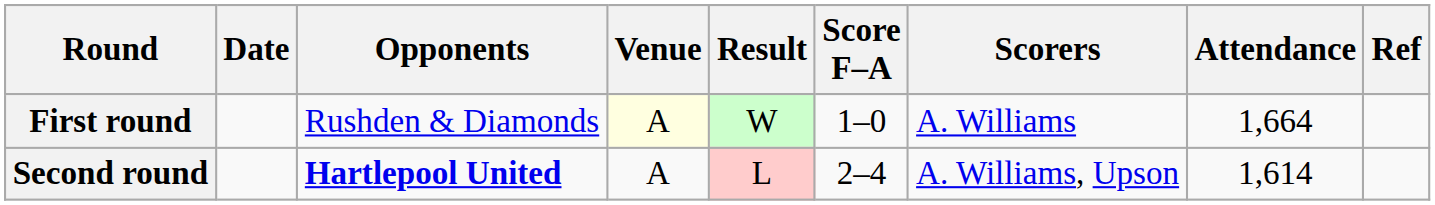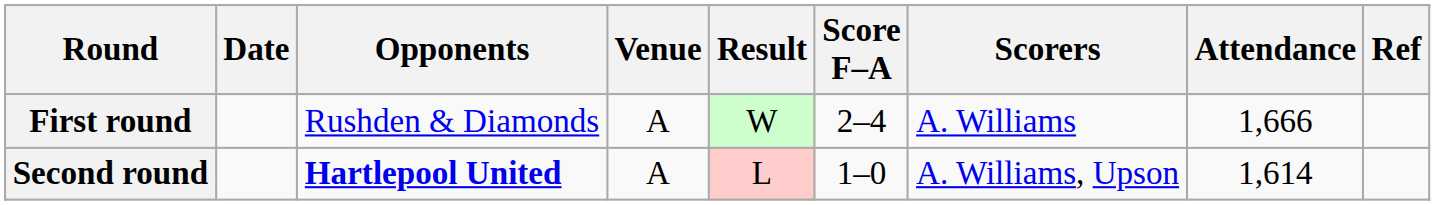(658, 120) lightyellow background -> (658, 120) no background
(862, 120) 1–0 -> (862, 120) 2–4
(1275, 120) 1,664 -> (1275, 120) 1,666
(862, 173) 2–4 -> (862, 173) 1–0
